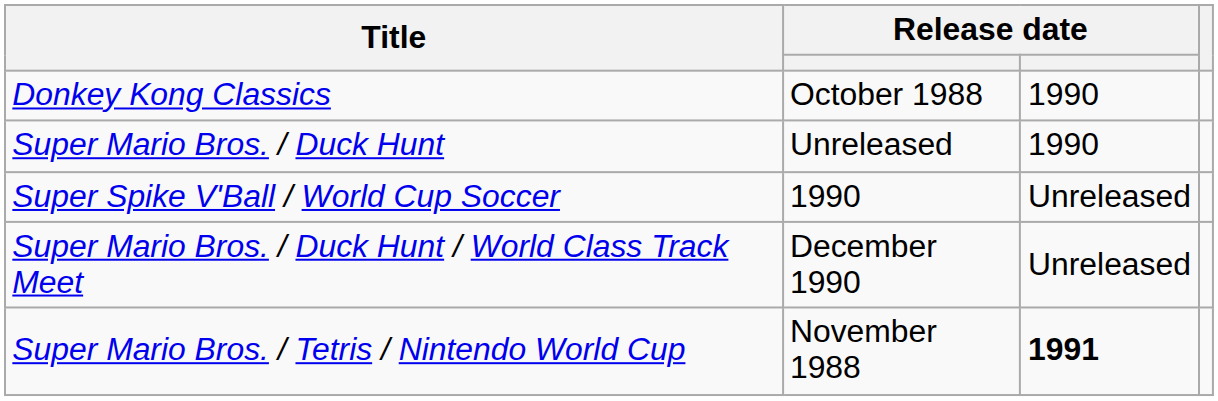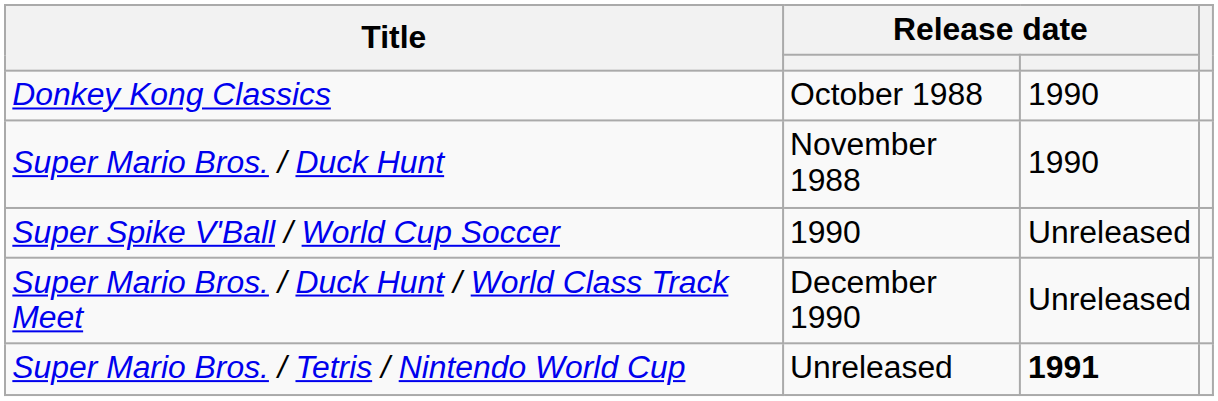(871, 145) Unreleased -> (863, 163) November 1988
(863, 350) November 1988 -> (871, 368) Unreleased
